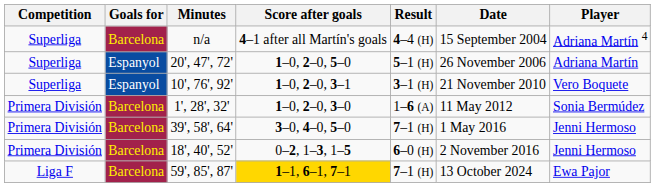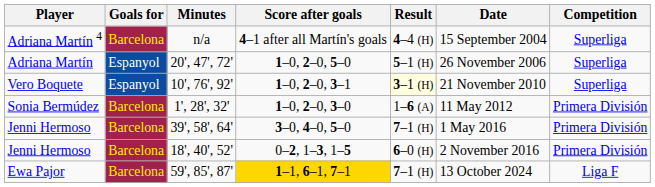columns swapped: (600, 15) <-> (55, 15)
(413, 84) no background -> (413, 84) lightyellow background
